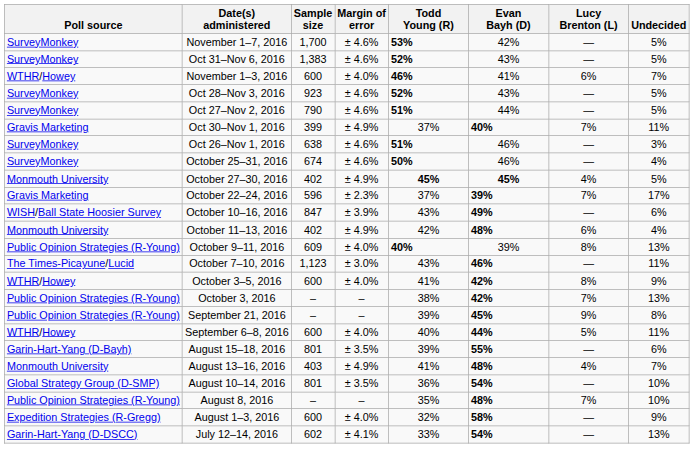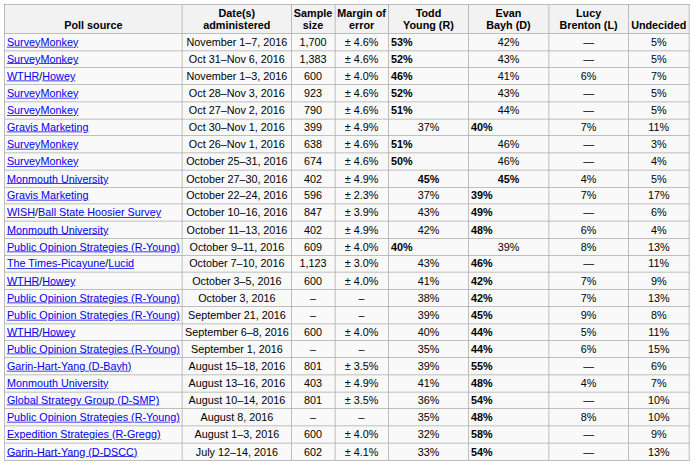(589, 281) 8% -> (589, 281) 7%
+ row: (237, 349)
(589, 401) 7% -> (589, 418) 8%
